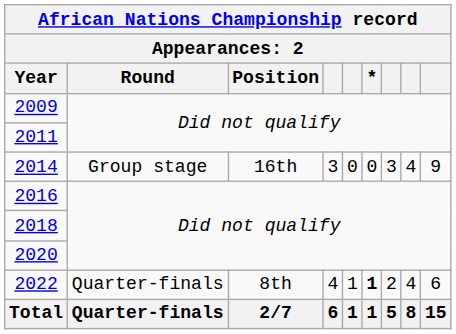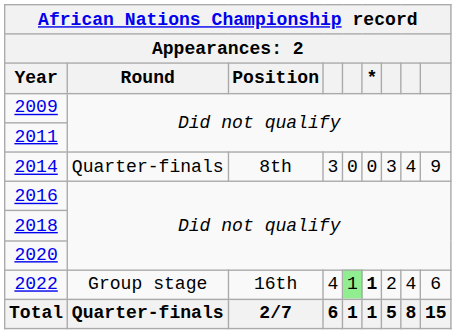(148, 167) Group stage -> (148, 167) Quarter-finals
(276, 167) 16th -> (276, 167) 8th
(148, 284) Quarter-finals -> (148, 284) Group stage
(276, 284) 8th -> (276, 284) 16th
(352, 284) no background -> (352, 284) lightgreen background
